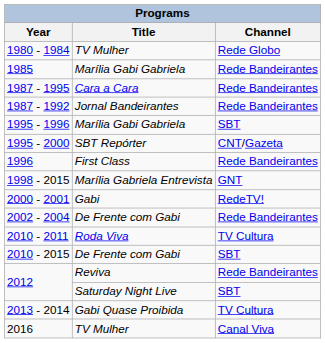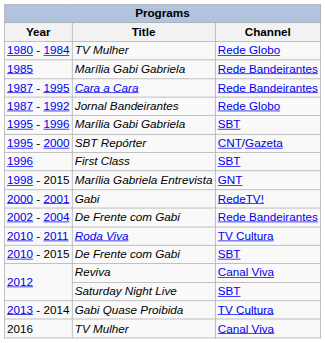(268, 106) Rede Bandeirantes -> (249, 106) Rede Globo
(268, 161) Rede Bandeirantes -> (229, 161) SBT
(268, 273) Rede Bandeirantes -> (246, 273) Canal Viva
